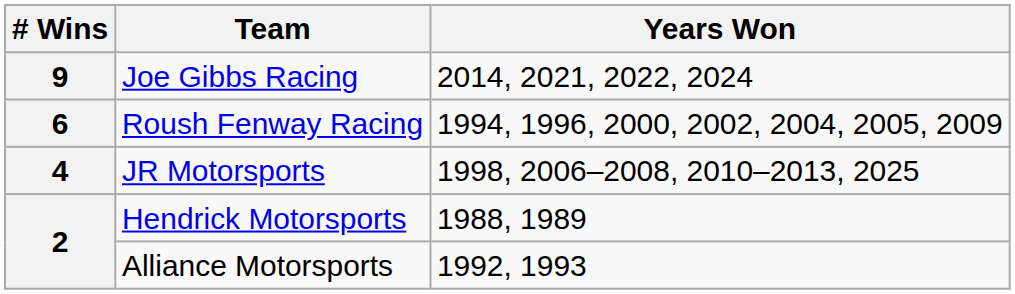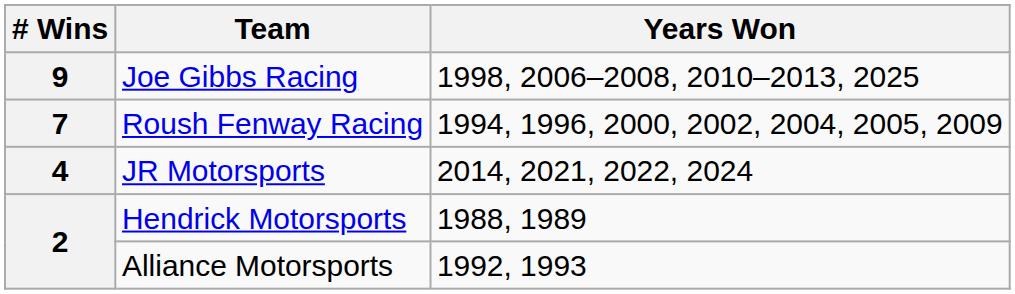(595, 76) 2014, 2021, 2022, 2024 -> (678, 76) 1998, 2006–2008, 2010–2013, 2025
(60, 124) 6 -> (60, 124) 7
(678, 171) 1998, 2006–2008, 2010–2013, 2025 -> (595, 171) 2014, 2021, 2022, 2024
